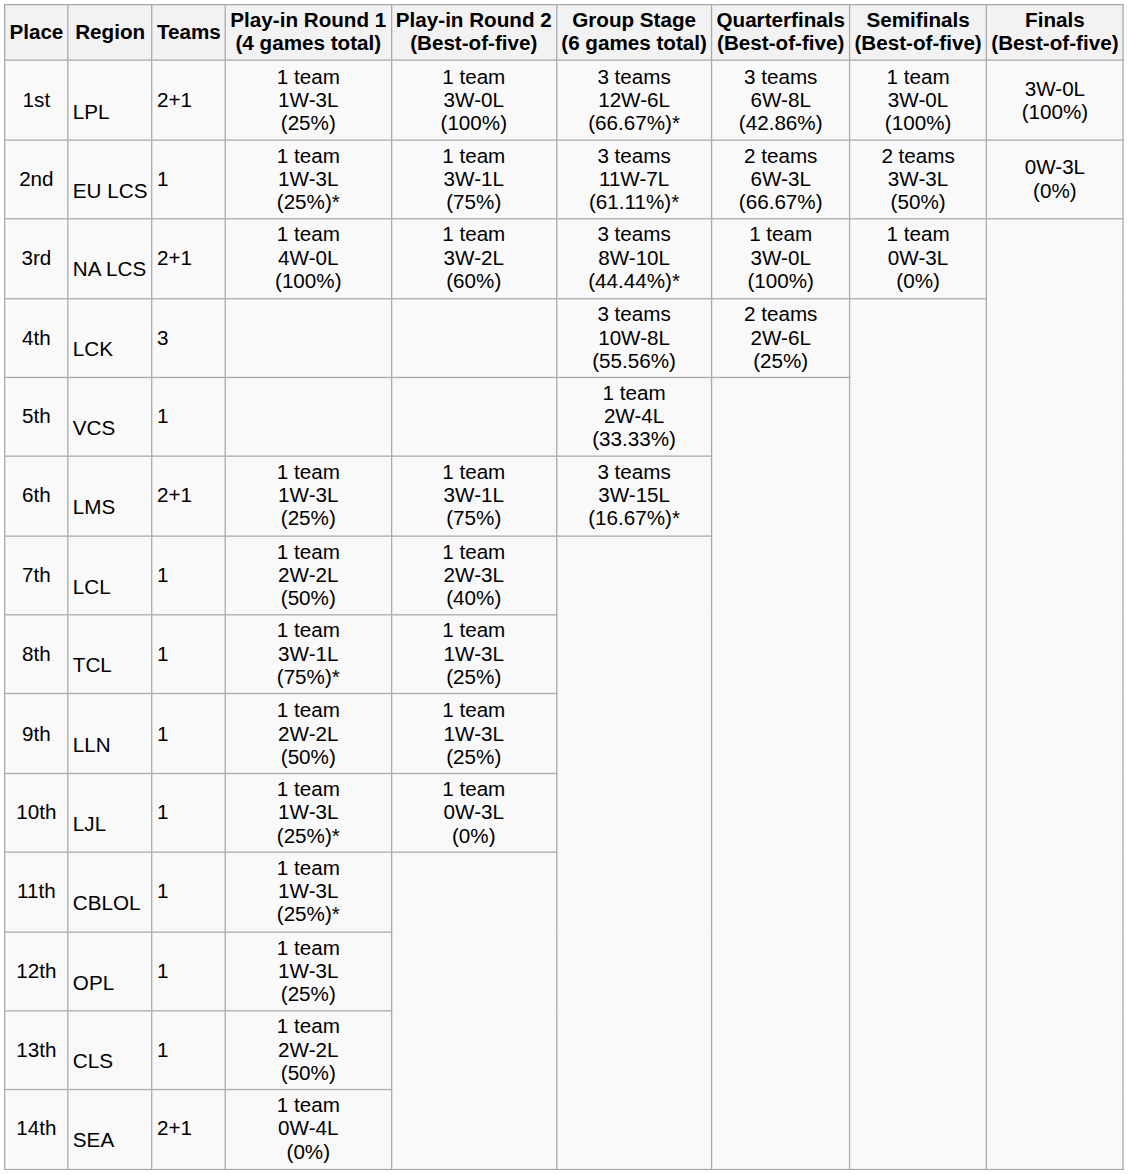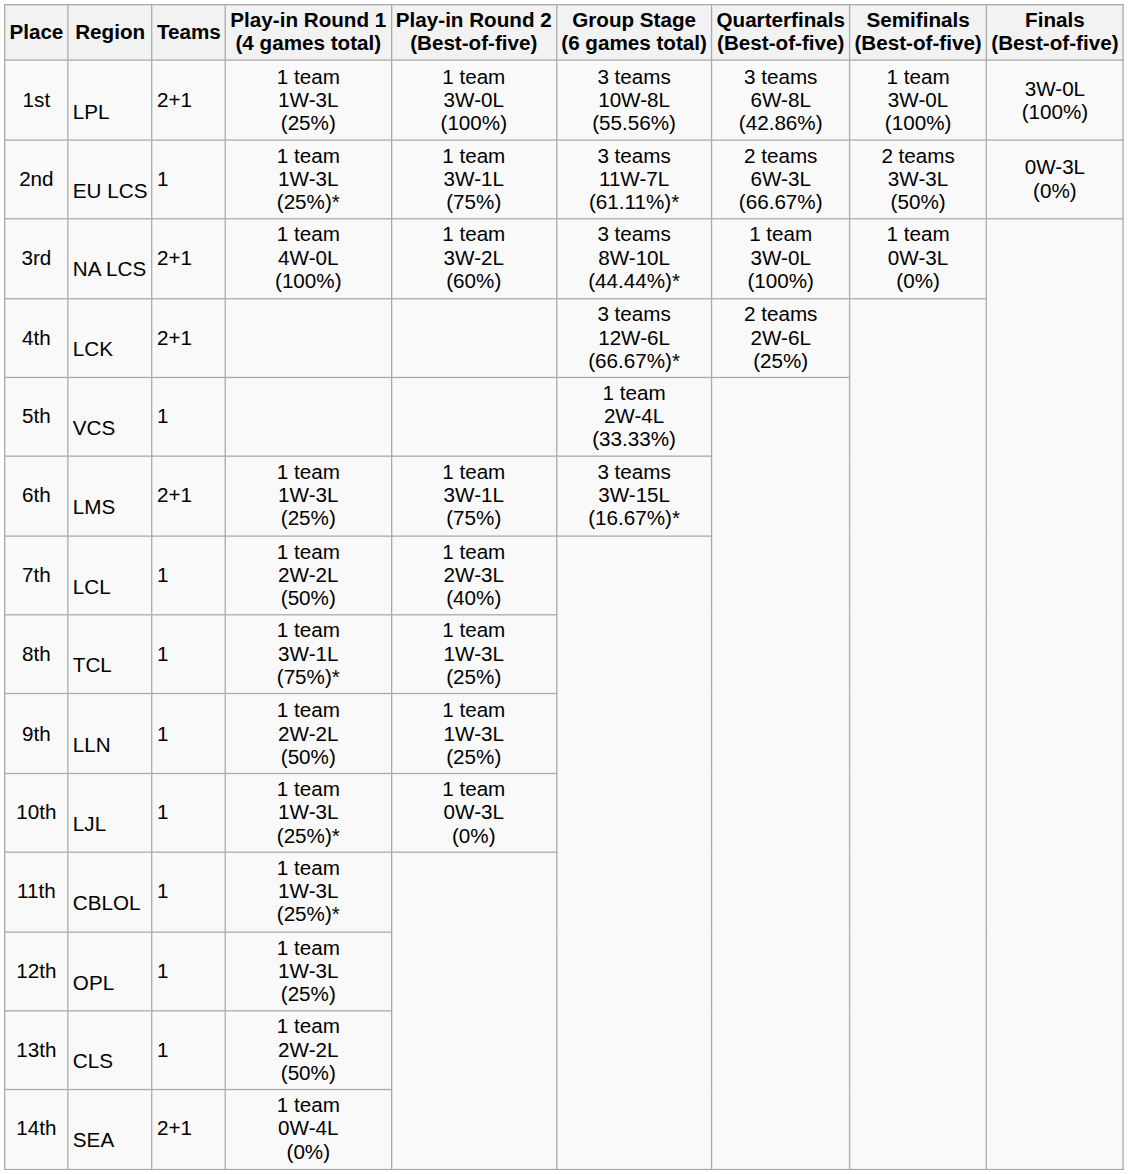(634, 100) 3 teams 12W-6L (66.67%)* -> (634, 100) 3 teams 10W-8L (55.56%)
(163, 337) 3 -> (174, 337) 2+1
(634, 337) 3 teams 10W-8L (55.56%) -> (634, 337) 3 teams 12W-6L (66.67%)*
